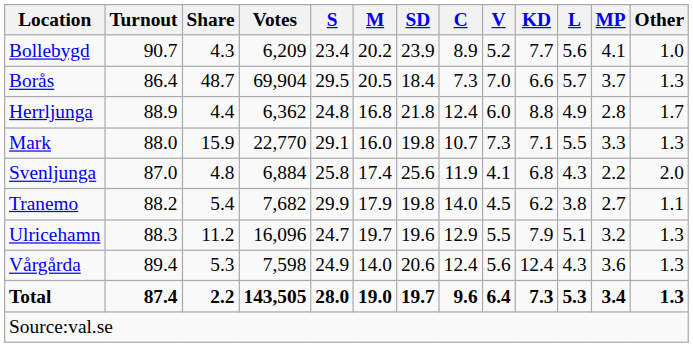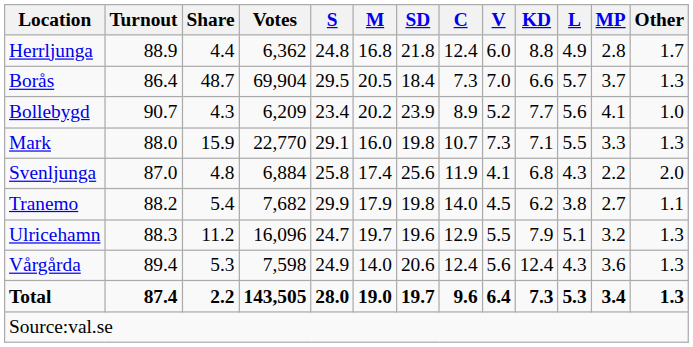rows swapped: (49, 50) <-> (51, 111)
